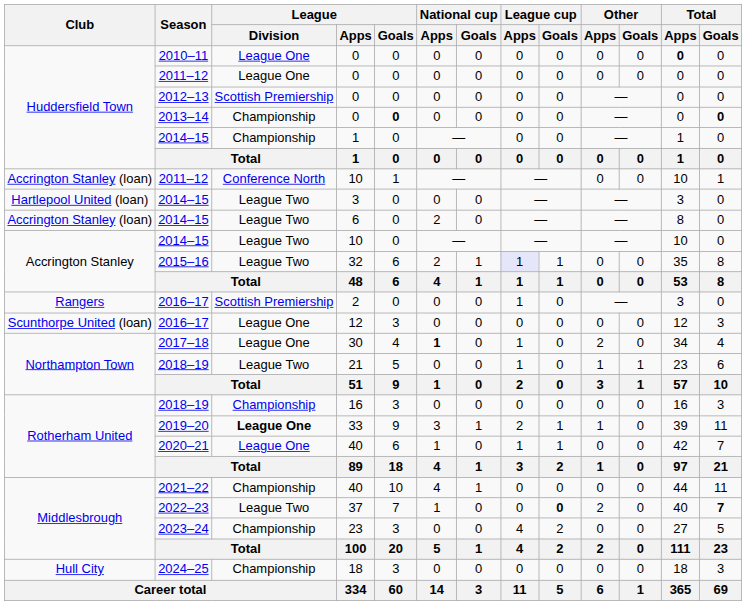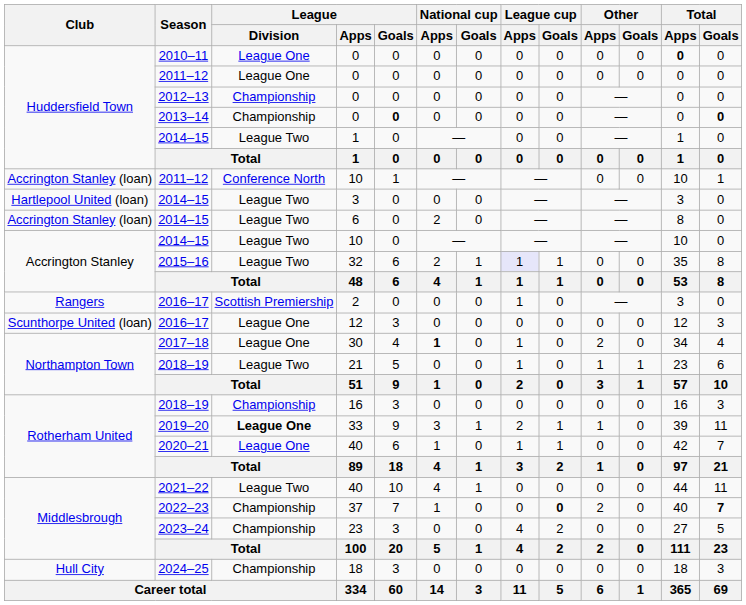(274, 96) Scottish Premiership -> (274, 96) Championship
(274, 138) Championship -> (274, 138) League Two
(274, 487) Championship -> (274, 487) League Two
(274, 508) League Two -> (274, 508) Championship
